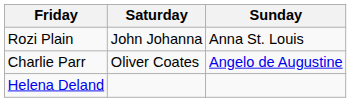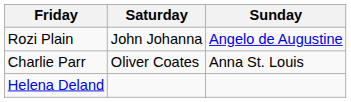(256, 39) Anna St. Louis -> (276, 39) Angelo de Augustine
(276, 62) Angelo de Augustine -> (256, 62) Anna St. Louis
